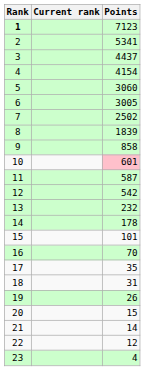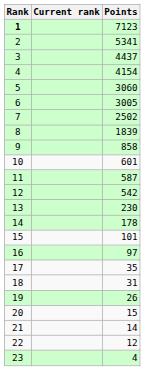(129, 162) pink background -> (129, 162) no background
(129, 207) 232 -> (129, 207) 230
(132, 253) 70 -> (132, 253) 97
